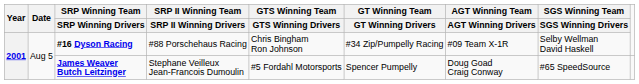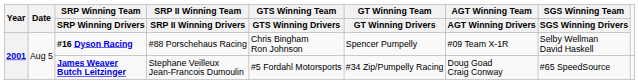(395, 44) #34 Zip/Pumpelly Racing -> (381, 44) Spencer Pumpelly
(381, 68) Spencer Pumpelly -> (395, 68) #34 Zip/Pumpelly Racing
